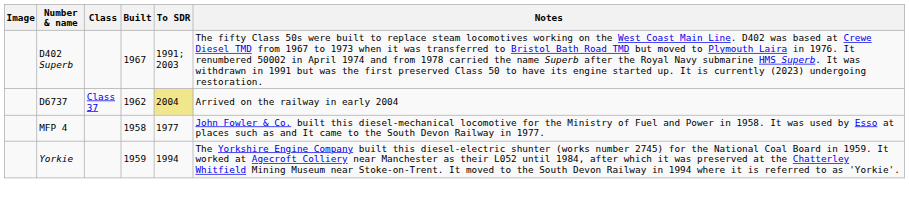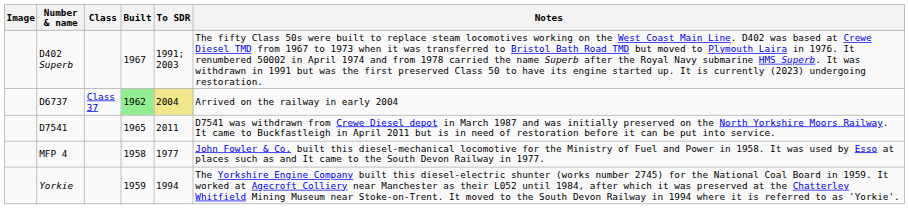(135, 102) no background -> (135, 102) lightgreen background
+ row: (53, 128)
